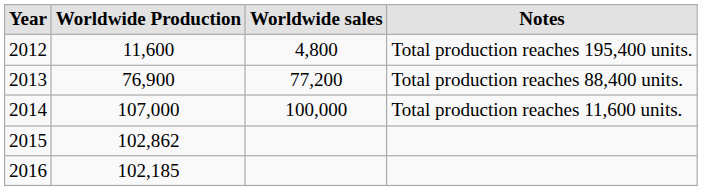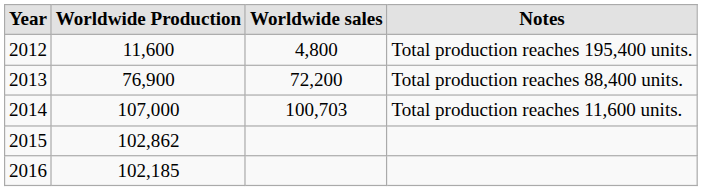(316, 79) 77,200 -> (316, 79) 72,200
(316, 110) 100,000 -> (316, 110) 100,703
